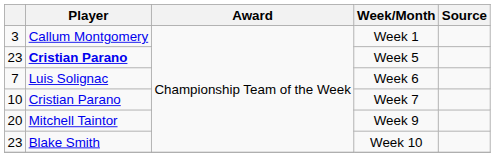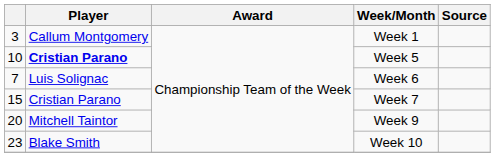(15, 58) 23 -> (15, 58) 10
(15, 100) 10 -> (15, 100) 15
